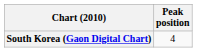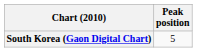(173, 39) 4 -> (173, 39) 5
